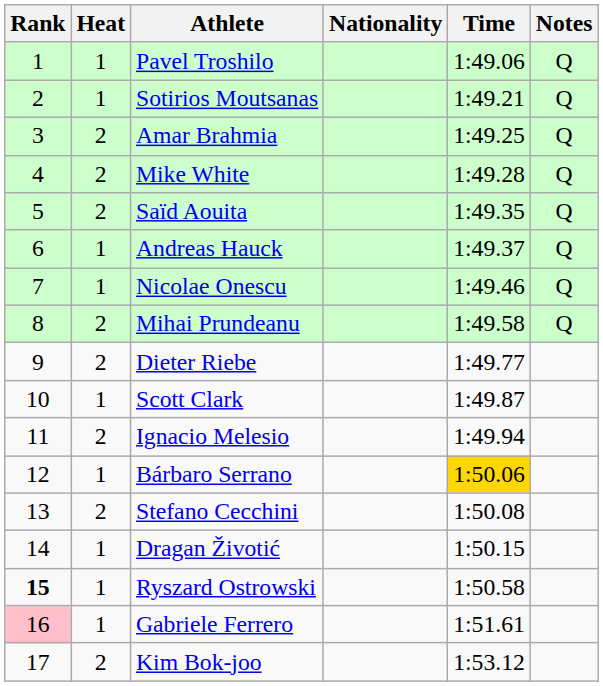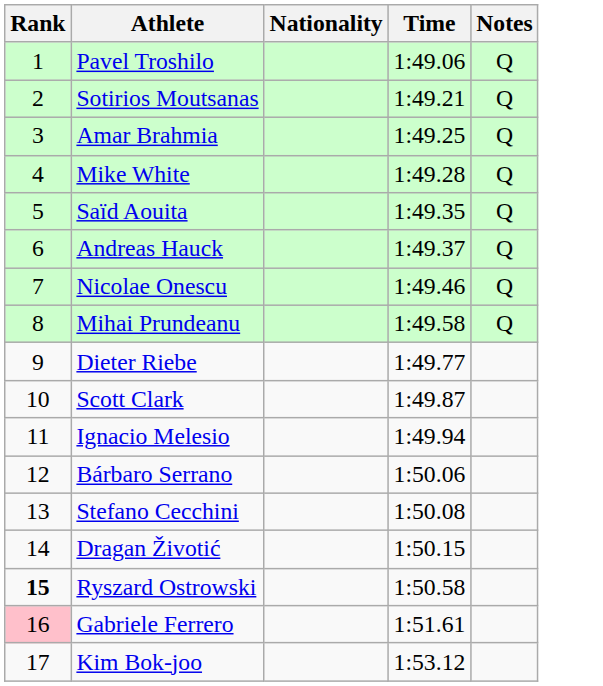- column: (101, 23)
(489, 473) gold background -> (429, 473) no background
